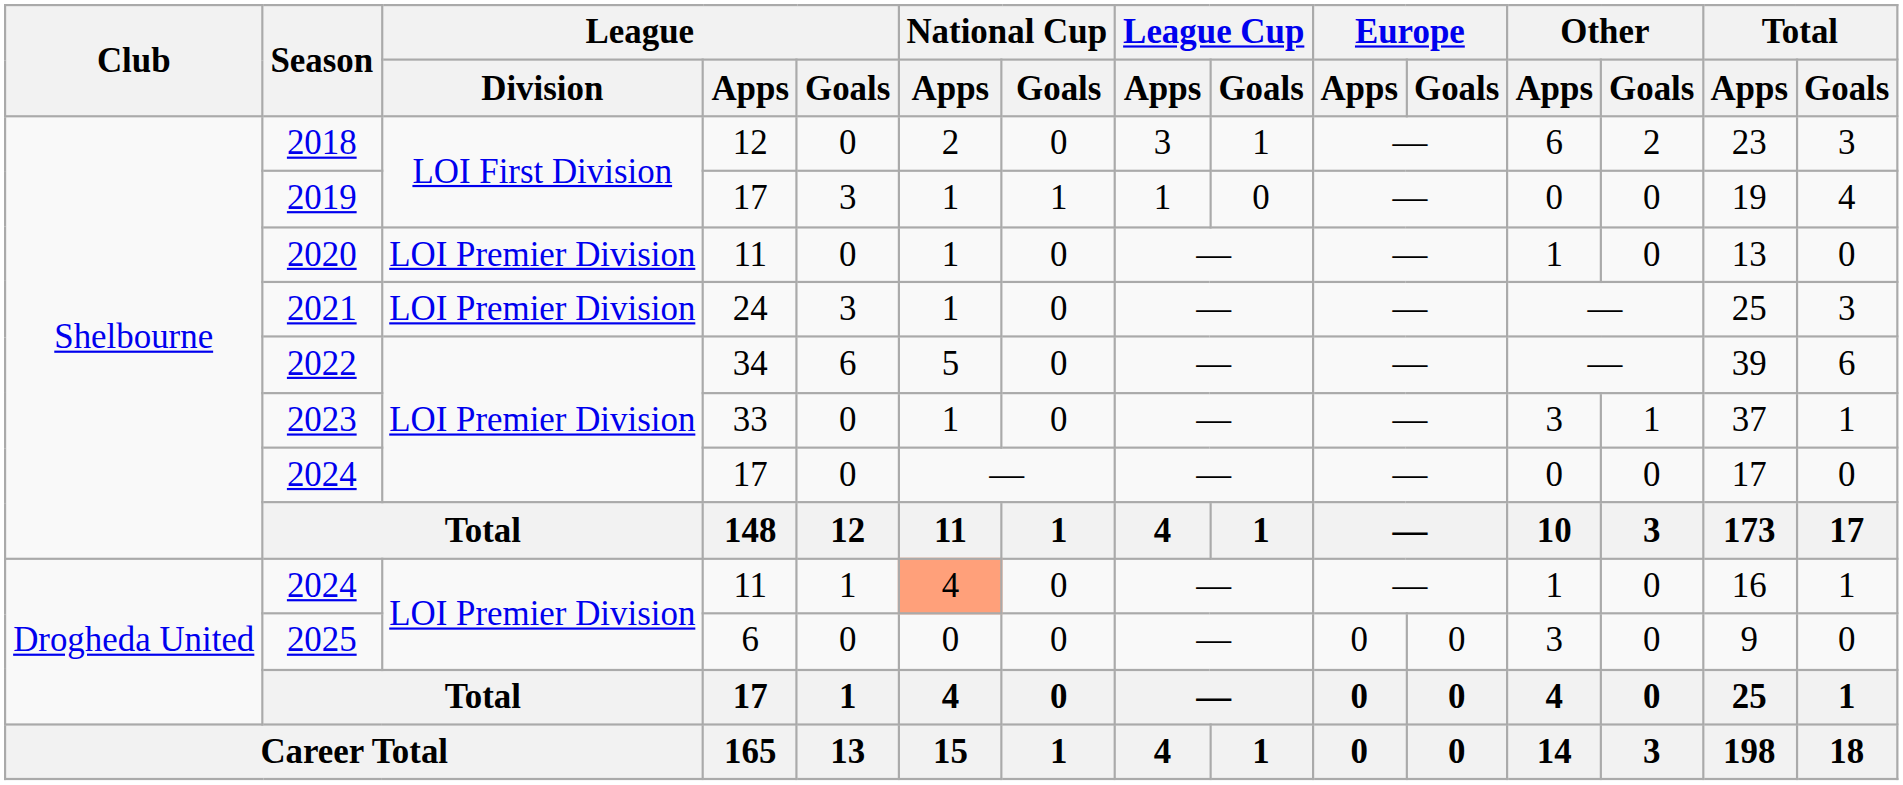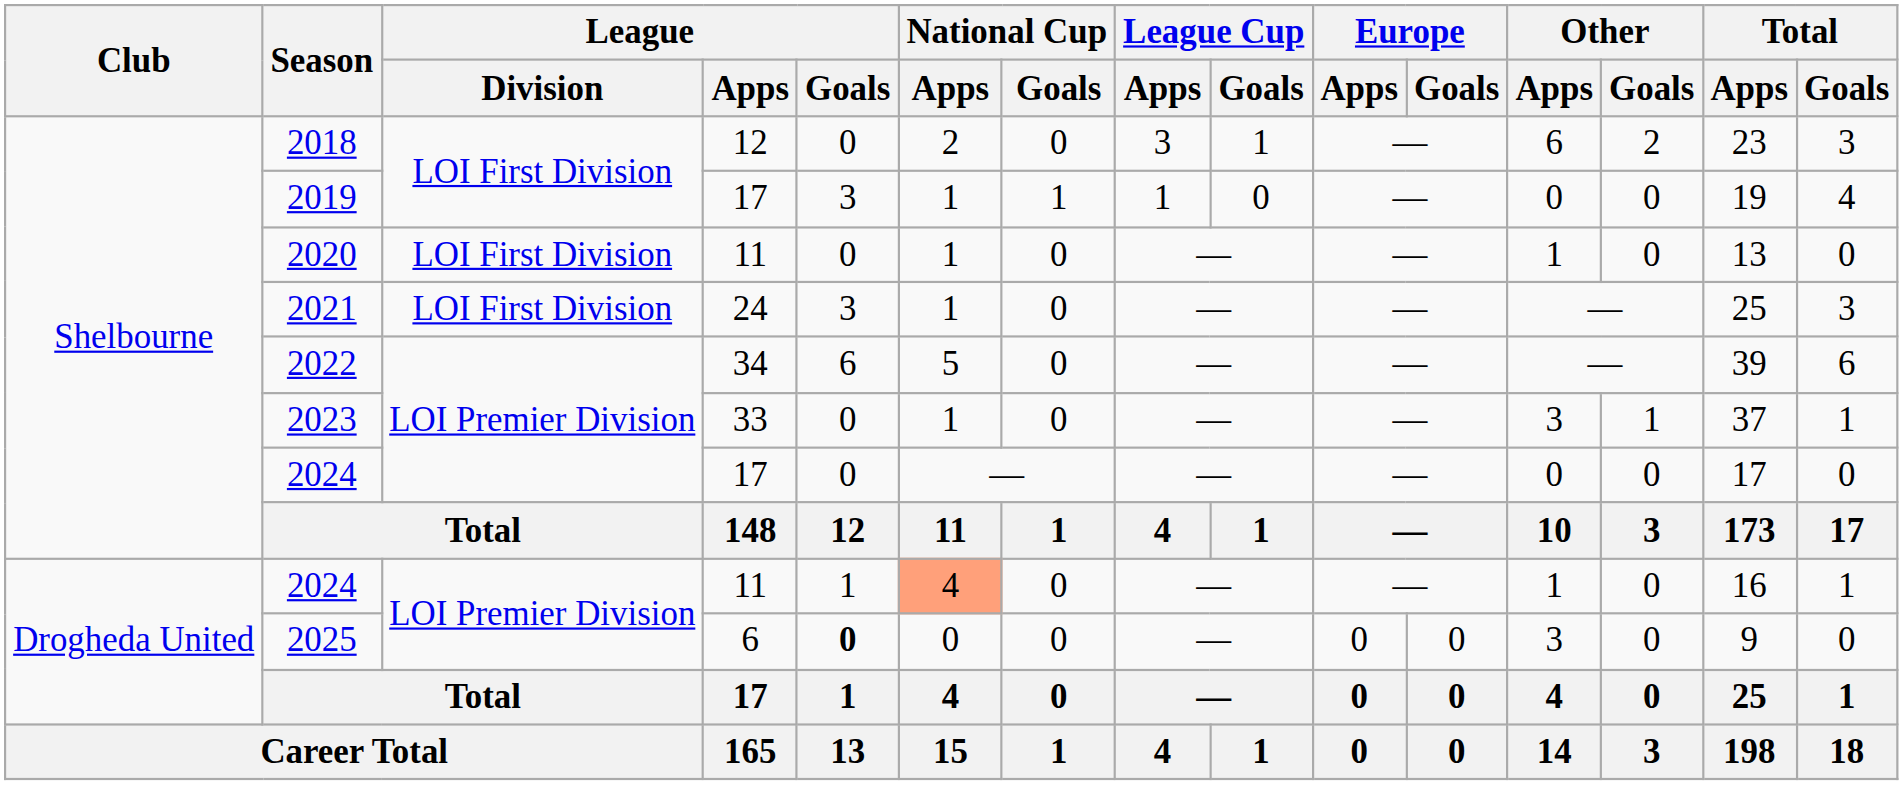(542, 253) LOI Premier Division -> (542, 253) LOI First Division
(542, 308) LOI Premier Division -> (542, 308) LOI First Division
(848, 640) normal -> (848, 640) bold
